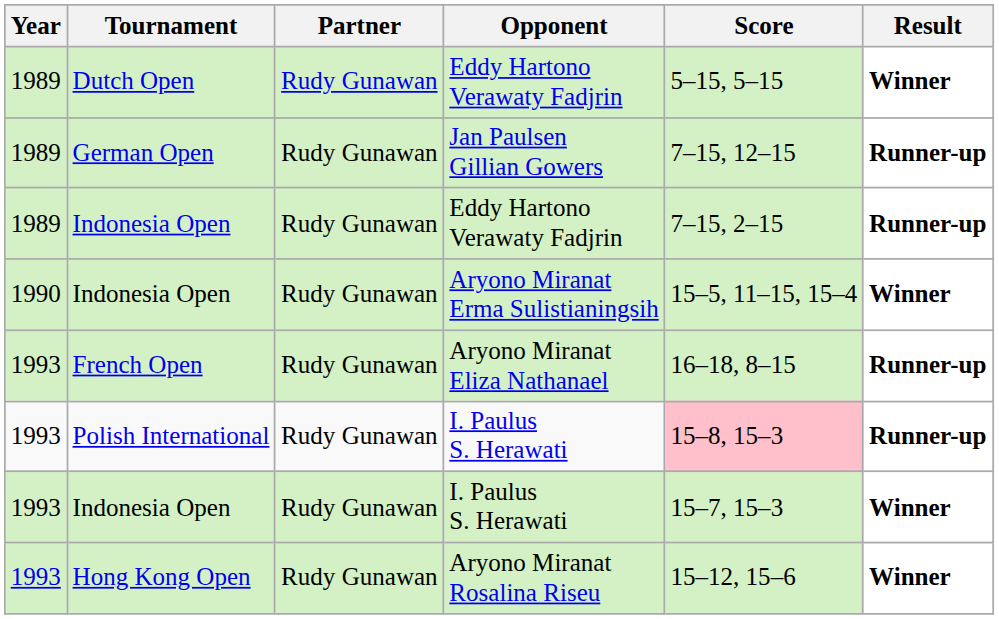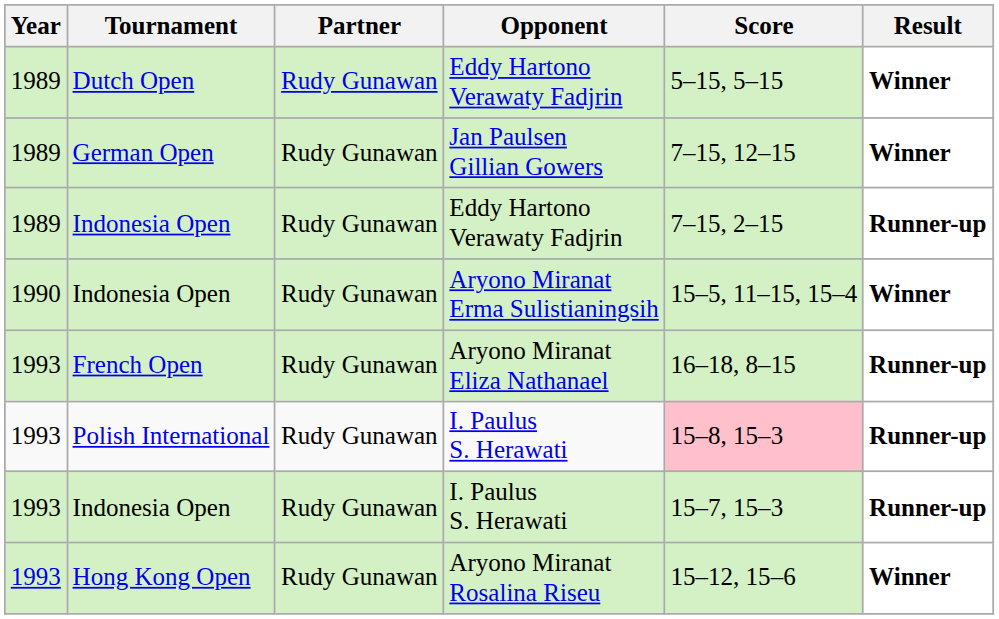(928, 152) Runner-up -> (910, 152) Winner
(910, 507) Winner -> (928, 507) Runner-up
